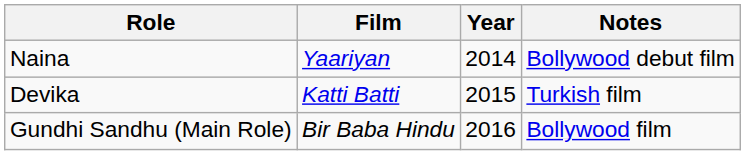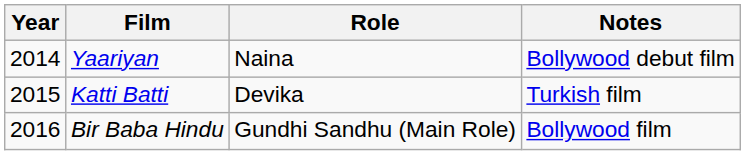columns swapped: (491, 22) <-> (151, 22)
